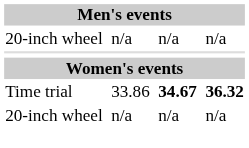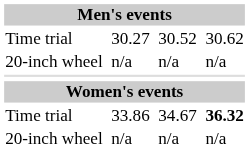+ row: (39, 38)
(178, 91) bold -> (178, 115) normal
